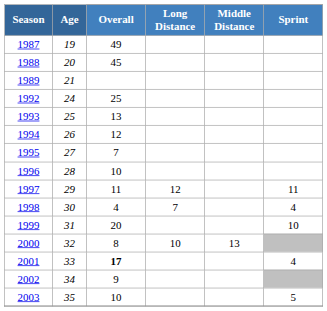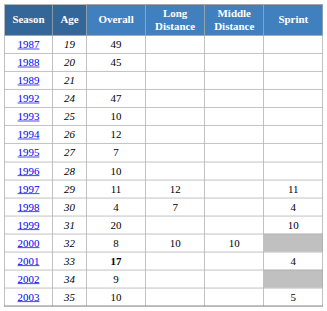(116, 98) 25 -> (116, 98) 47
(116, 116) 13 -> (116, 116) 10
(234, 243) 13 -> (234, 243) 10
